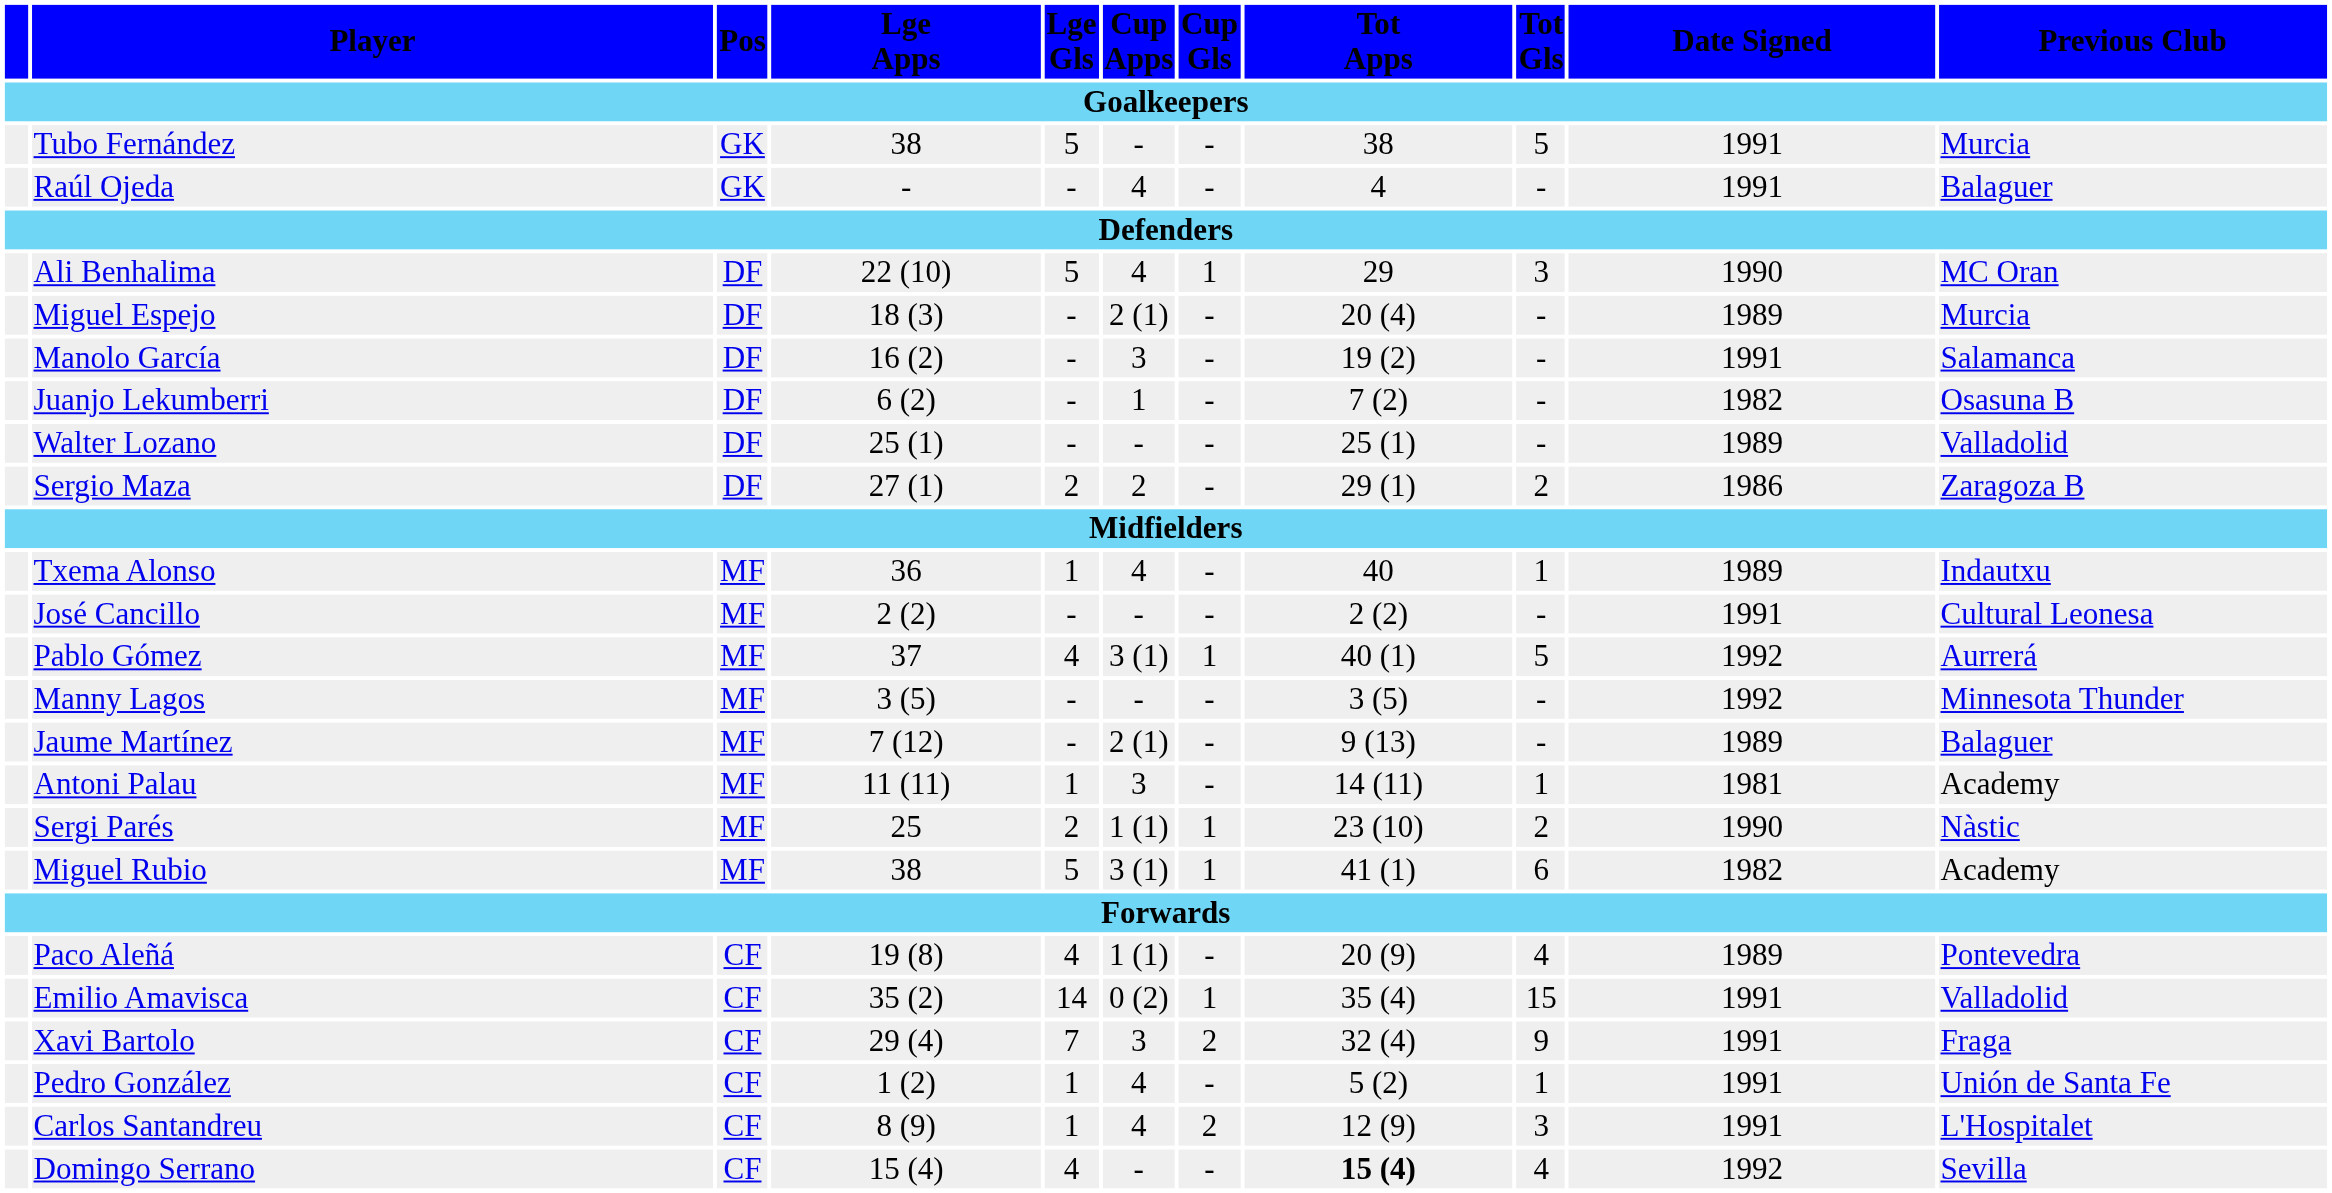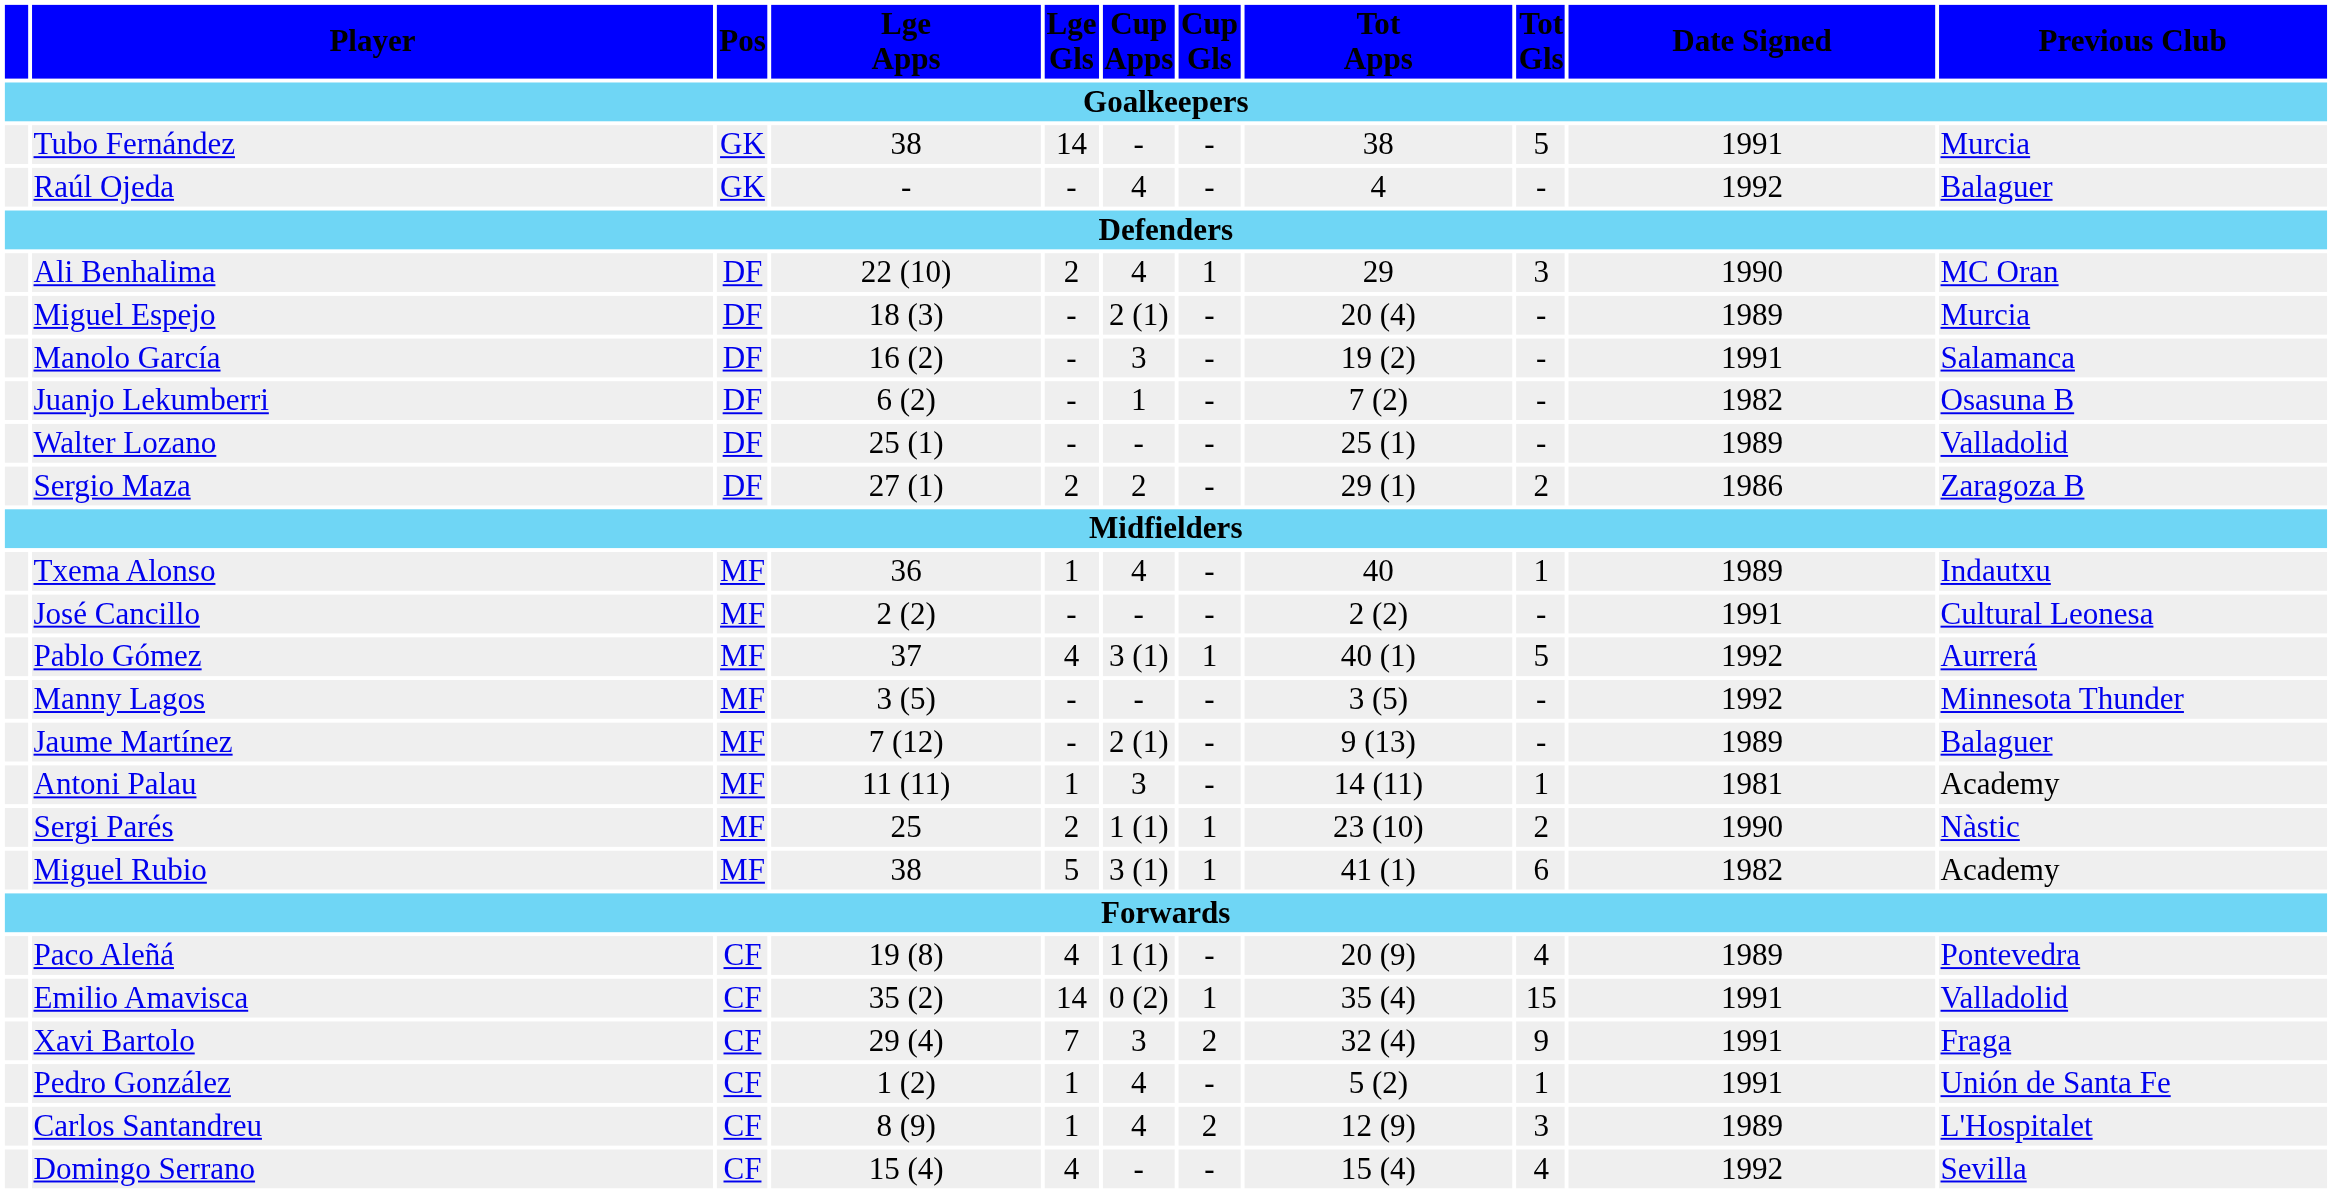(1071, 144) 5 -> (1071, 144) 14
(1752, 186) 1991 -> (1752, 186) 1992
(1071, 272) 5 -> (1071, 272) 2
(1752, 1125) 1991 -> (1752, 1125) 1989
(1378, 1168) bold -> (1378, 1168) normal
